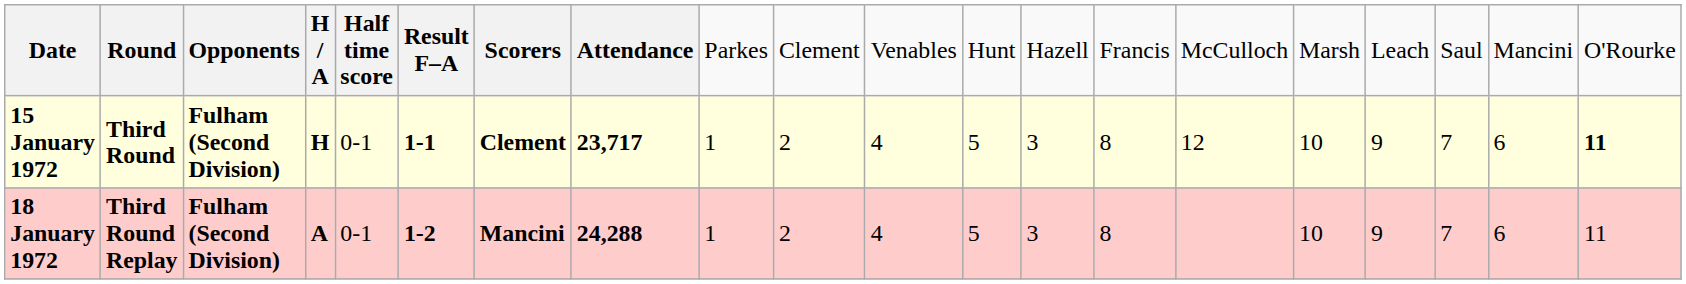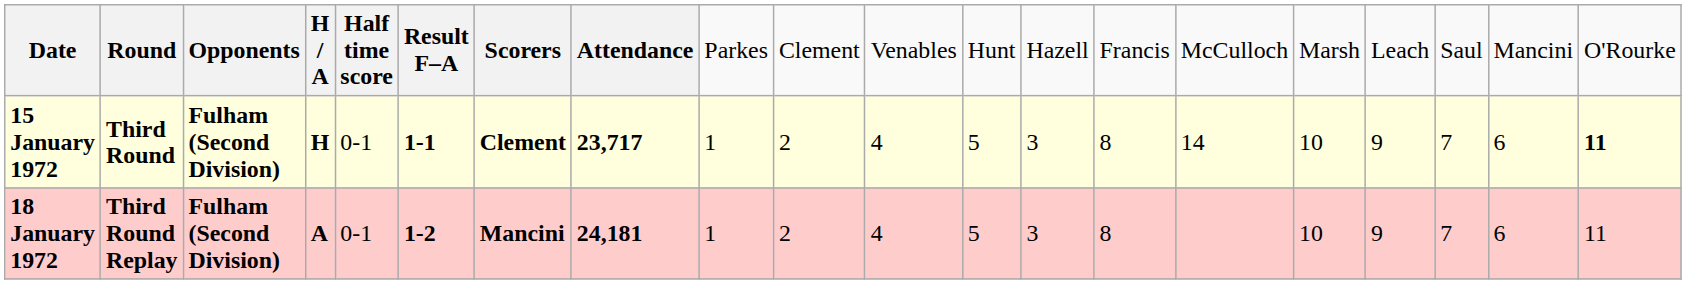(1193, 141) 12 -> (1193, 141) 14
(610, 233) 24,288 -> (610, 233) 24,181
